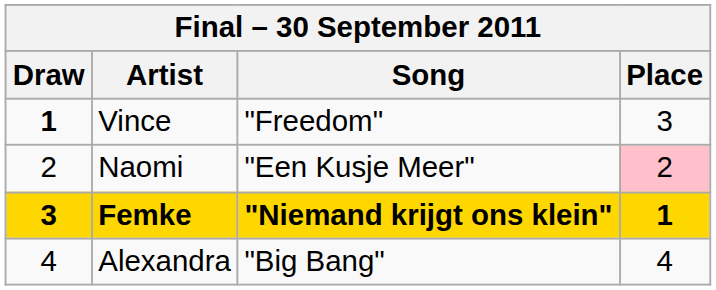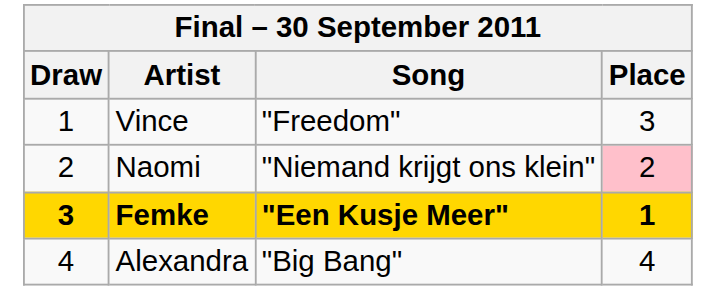(49, 121) bold -> (66, 121) normal
(360, 167) "Een Kusje Meer" -> (428, 167) "Niemand krijgt ons klein"
(428, 214) "Niemand krijgt ons klein" -> (385, 214) "Een Kusje Meer"
